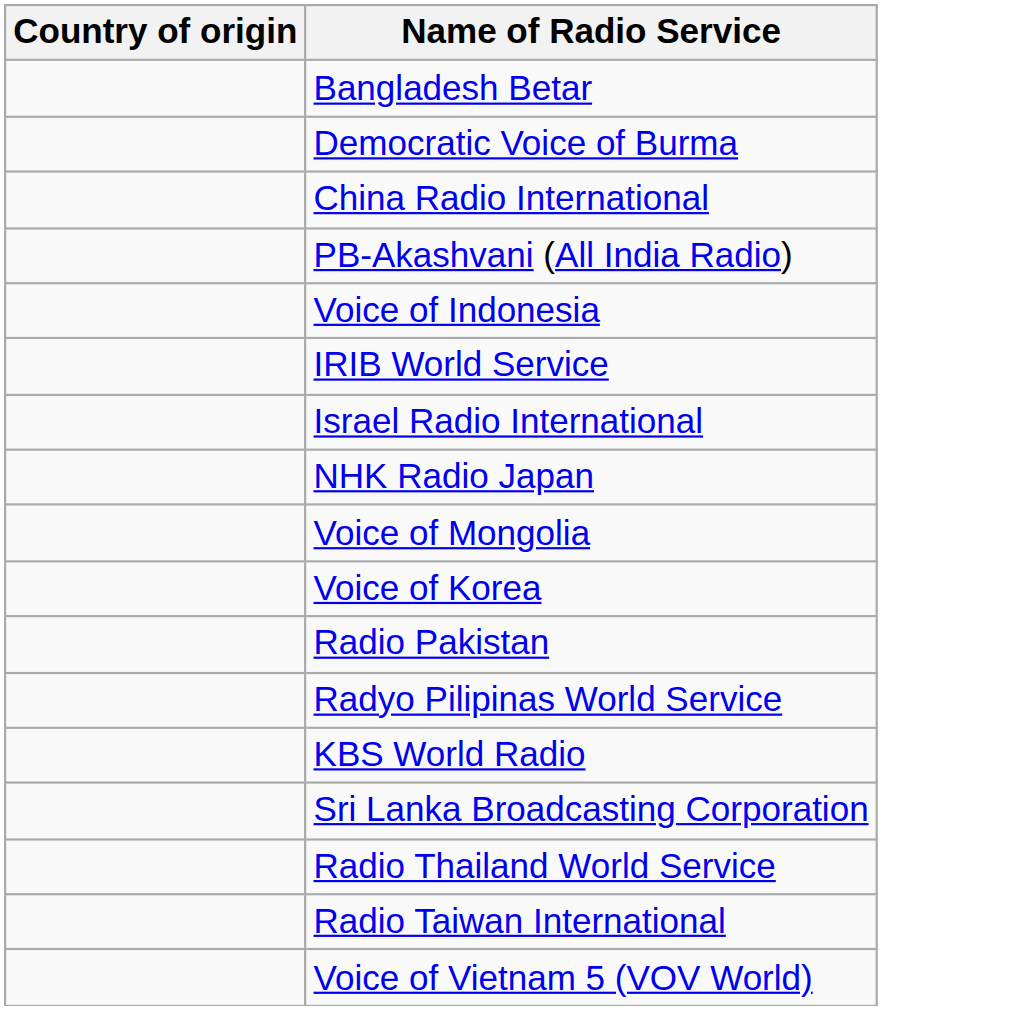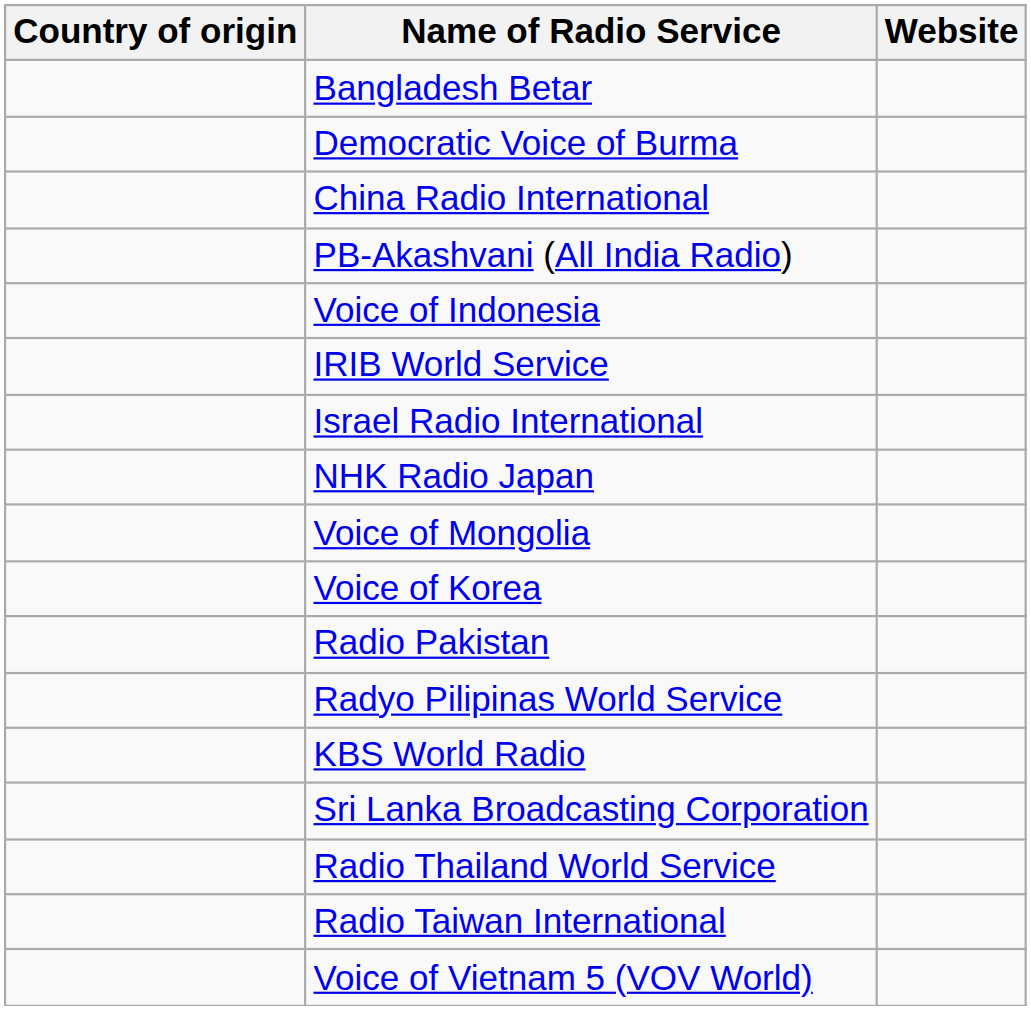+ column: (952, 32)
